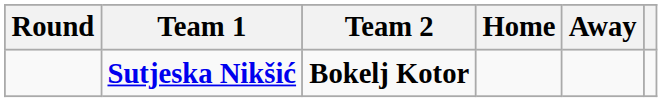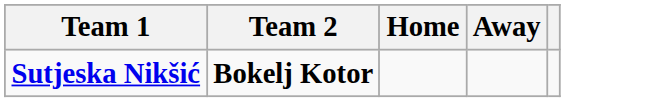- column: (53, 27)
